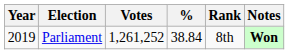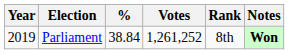columns swapped: (136, 15) <-> (186, 15)
